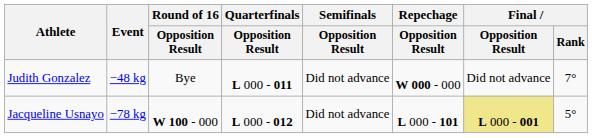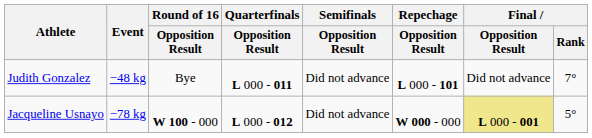(428, 85) W 000 - 000 -> (428, 85) L 000 - 101
(428, 122) L 000 - 101 -> (428, 122) W 000 - 000
